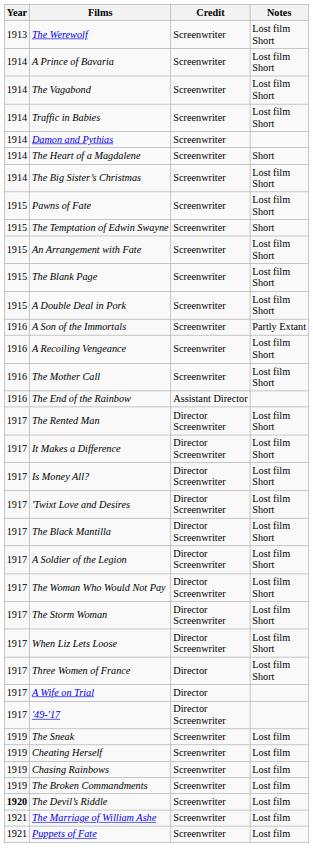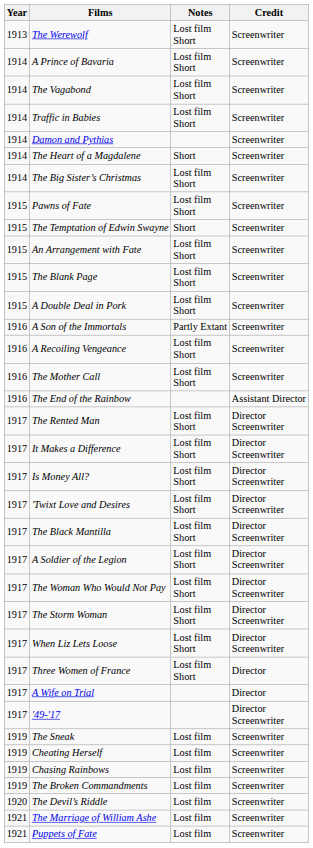columns swapped: (210, 12) <-> (279, 12)
(17, 801) bold -> (17, 801) normal
